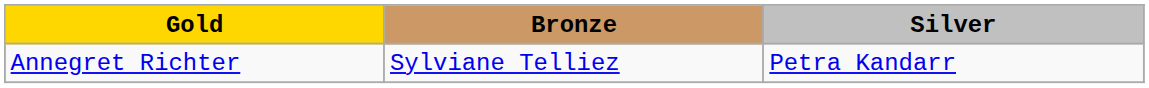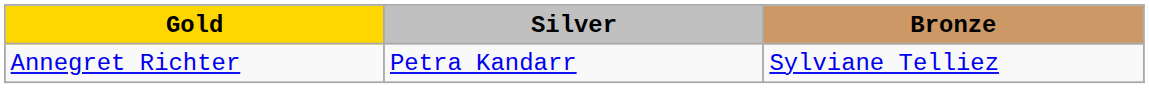columns swapped: (953, 24) <-> (574, 24)
